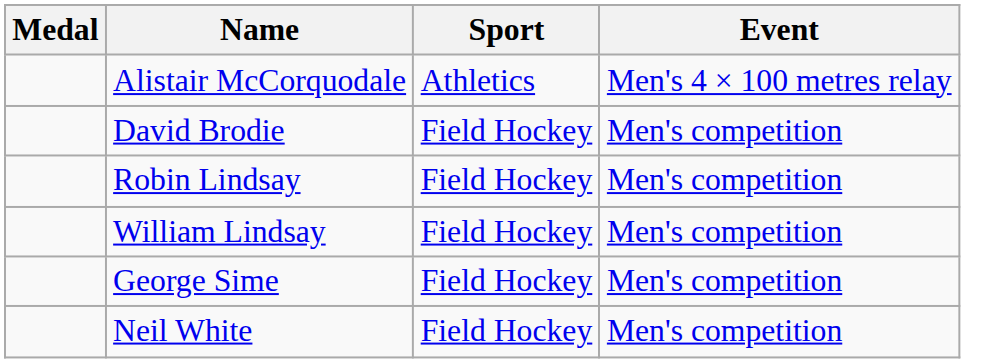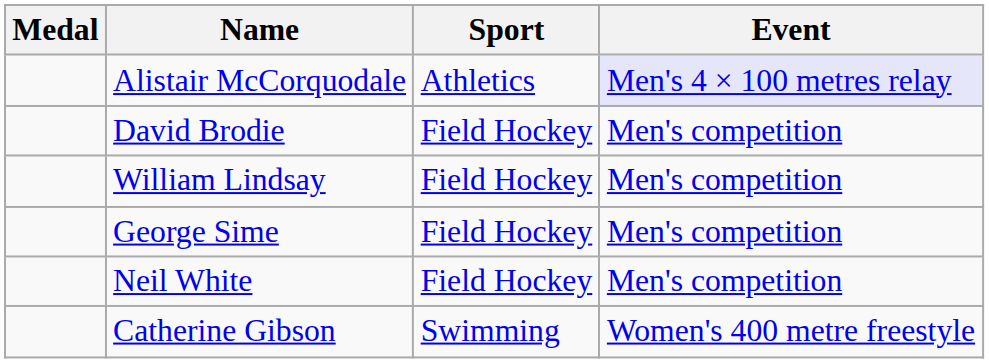(779, 79) no background -> (779, 79) lavender background
- row: (207, 180)
+ row: (224, 331)
